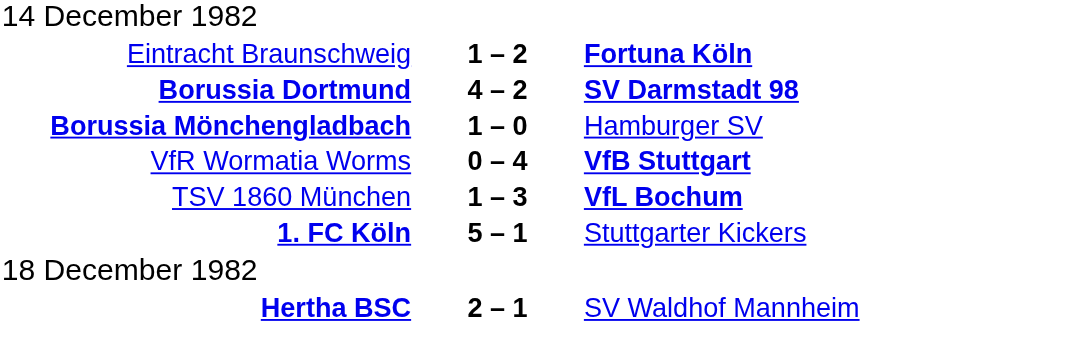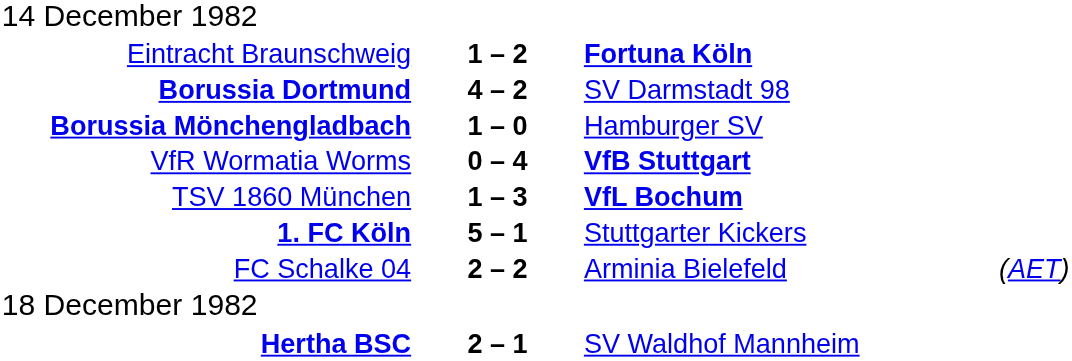(691, 90) bold -> (687, 90) normal
+ row: (322, 268)
